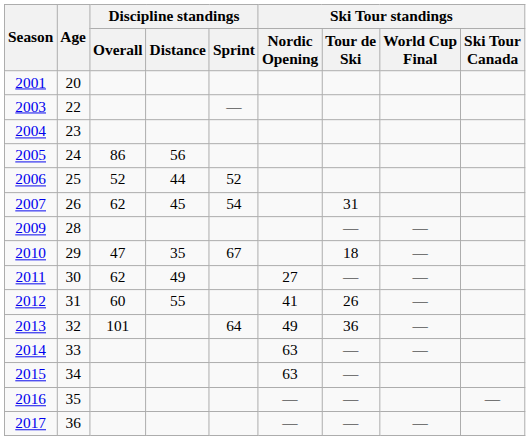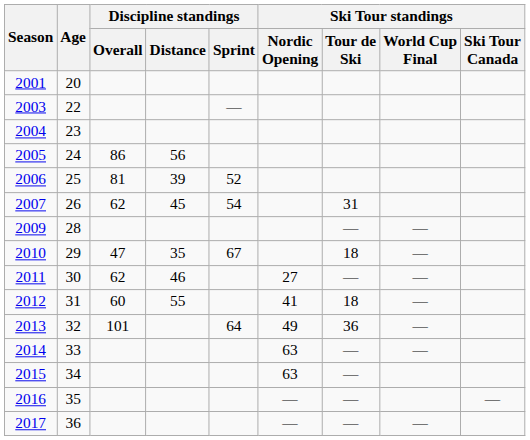(118, 180) 52 -> (118, 180) 81
(178, 180) 44 -> (178, 180) 39
(178, 277) 49 -> (178, 277) 46
(351, 301) 26 -> (351, 301) 18
